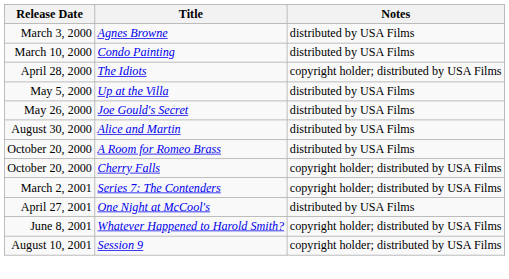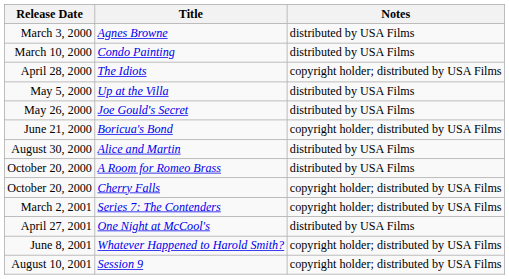+ row: (135, 129)
